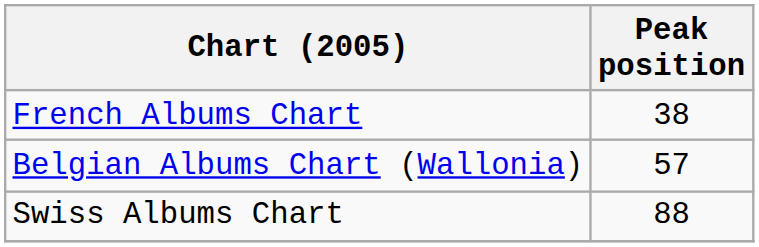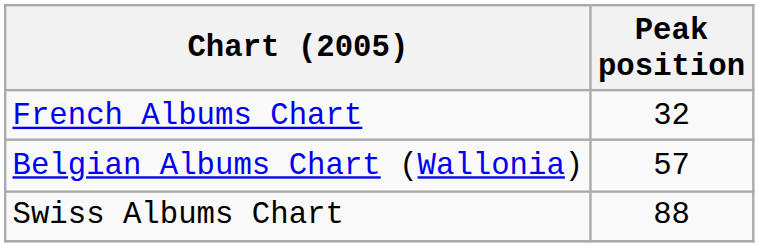(672, 116) 38 -> (672, 116) 32
